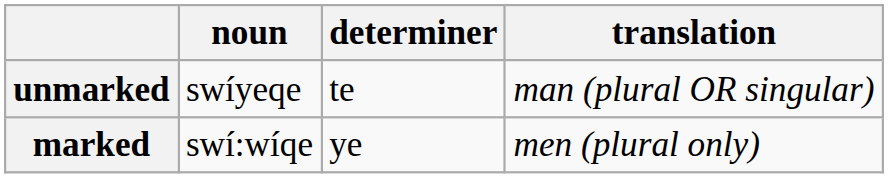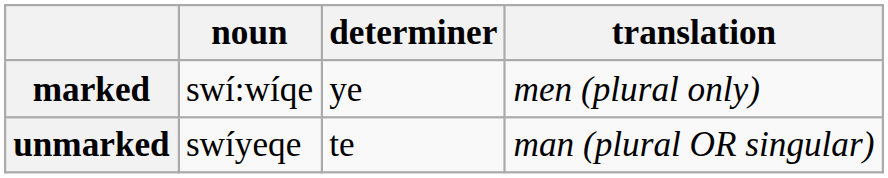rows swapped: (91, 88) <-> (91, 144)
